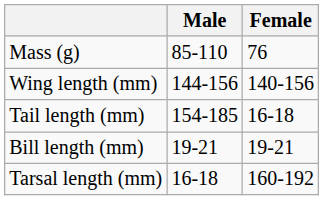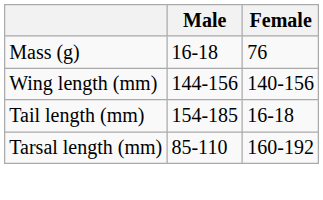(199, 52) 85-110 -> (195, 52) 16-18
- row: (76, 147)
(195, 178) 16-18 -> (199, 147) 85-110
